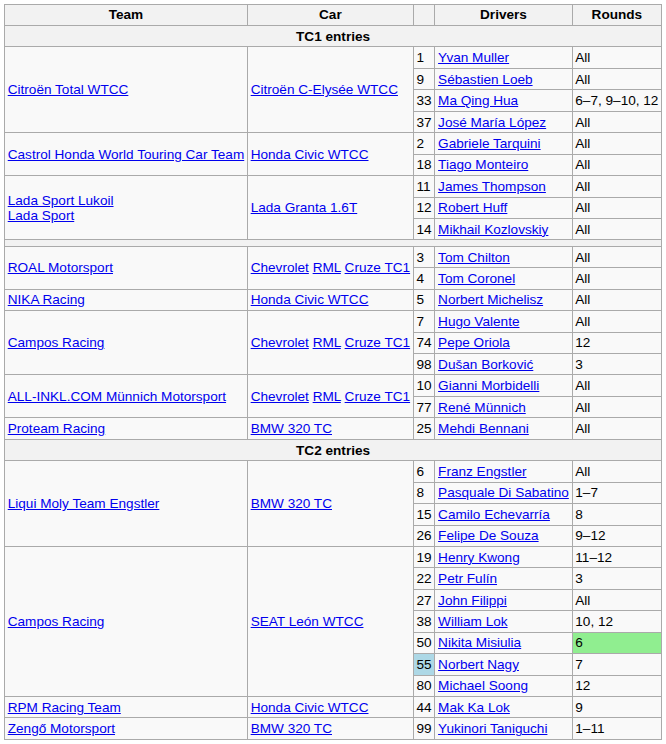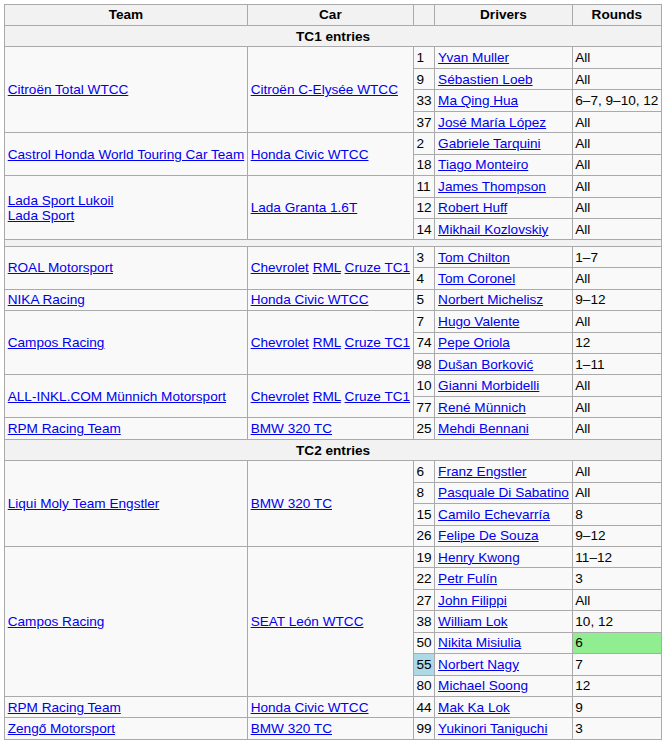(583, 257) All -> (587, 257) 1–7
(583, 300) All -> (590, 300) 9–12
(579, 364) 3 -> (590, 364) 1–11
(56, 429) Proteam Racing -> (64, 429) RPM Racing Team
(587, 493) 1–7 -> (583, 493) All
(590, 729) 1–11 -> (579, 729) 3
